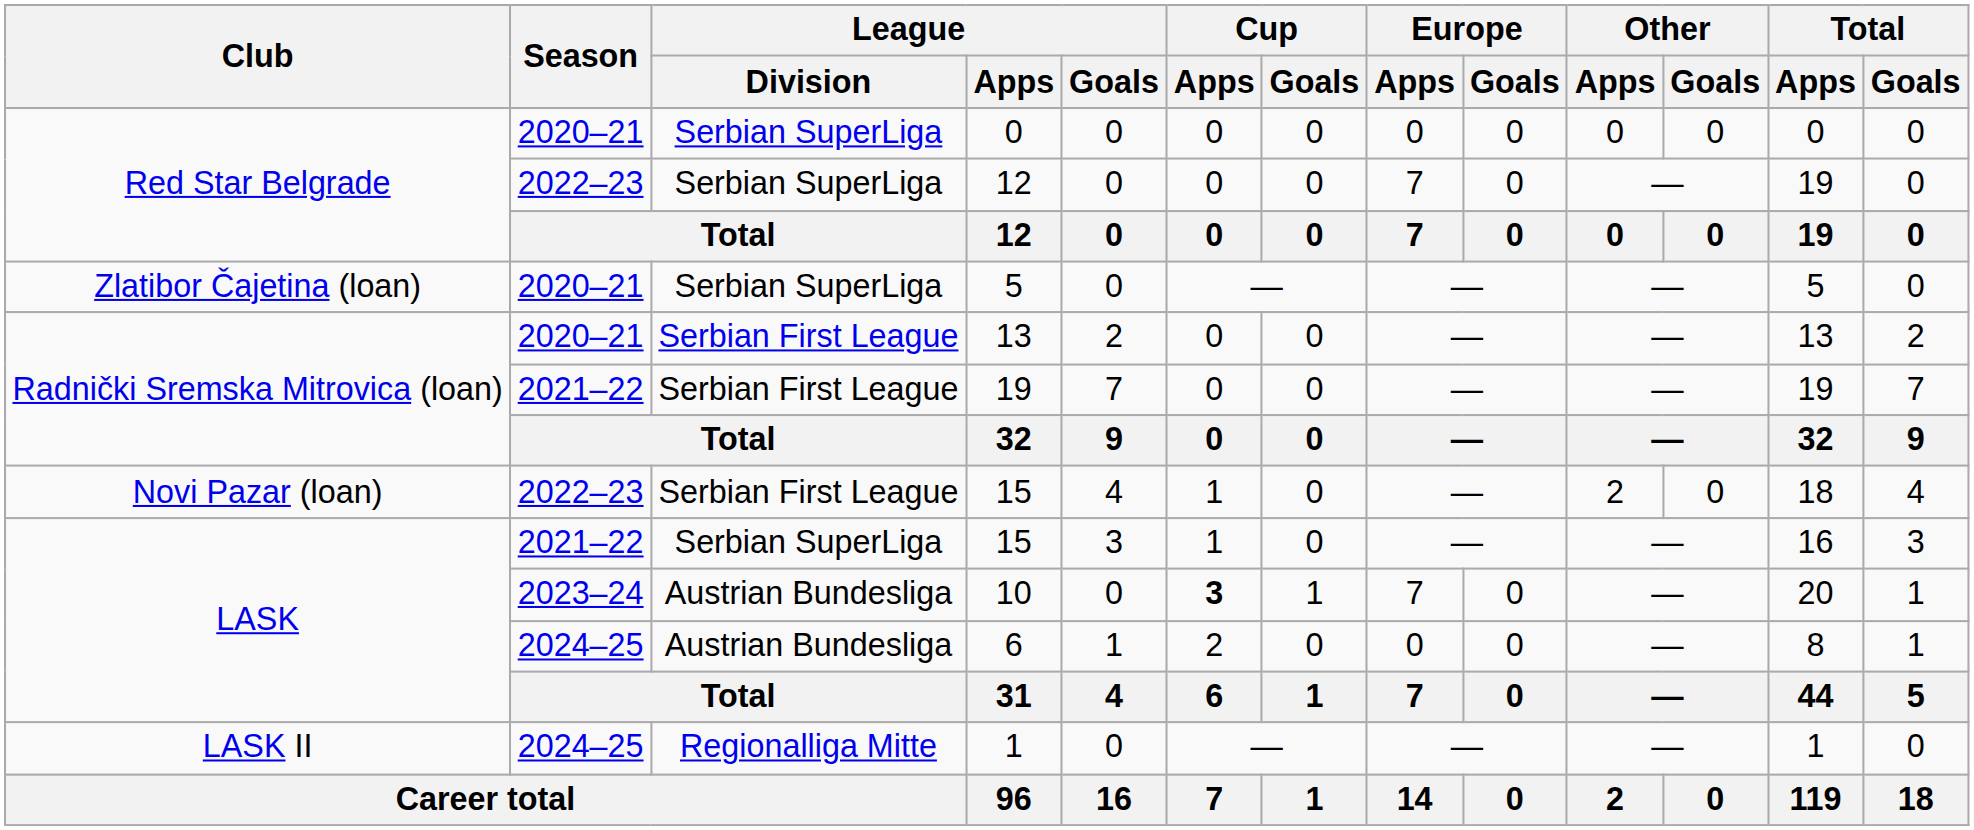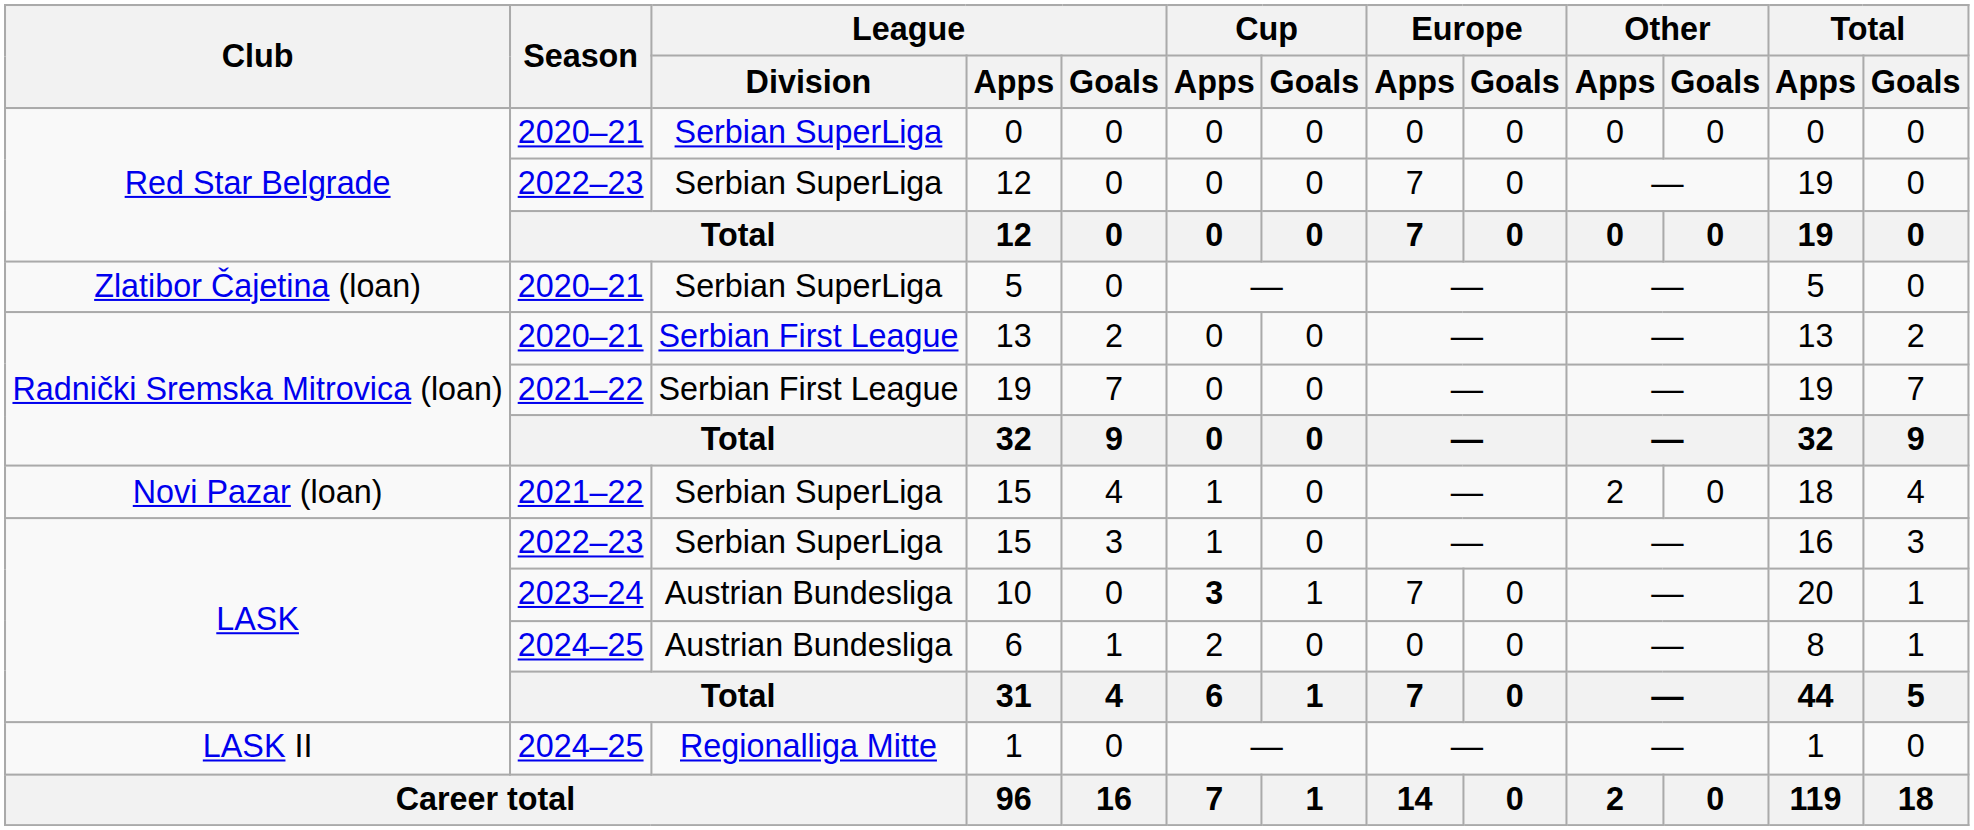(581, 491) 2022–23 -> (581, 491) 2021–22
(808, 491) Serbian First League -> (808, 491) Serbian SuperLiga
(581, 542) 2021–22 -> (581, 542) 2022–23
